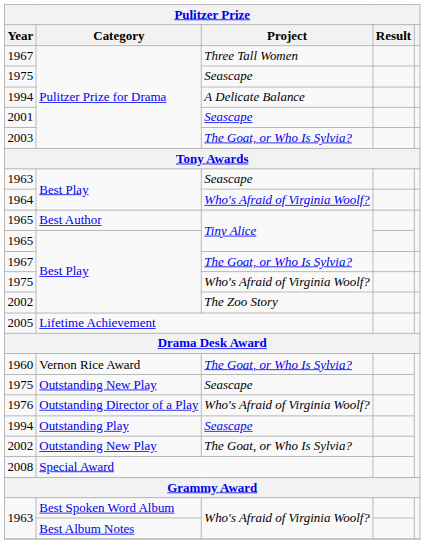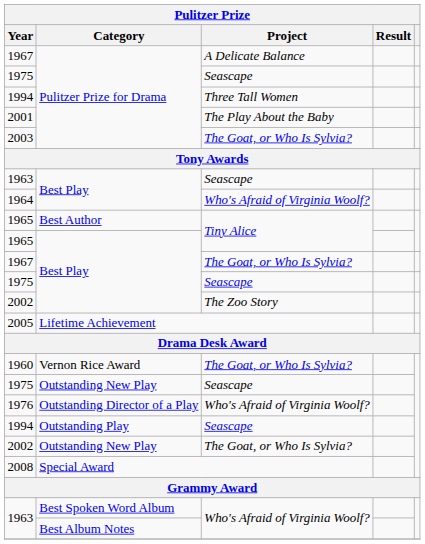(251, 55) Three Tall Women -> (255, 55) A Delicate Balance
(255, 96) A Delicate Balance -> (251, 96) Three Tall Women
(228, 117) Seascape -> (269, 117) The Play About the Baby
(287, 281) Who's Afraid of Virginia Woolf? -> (228, 281) Seascape
